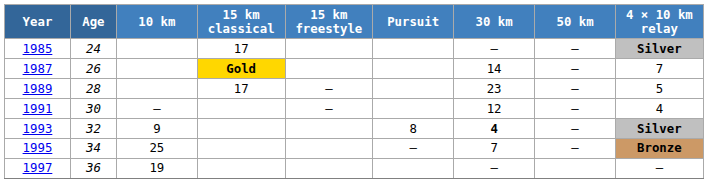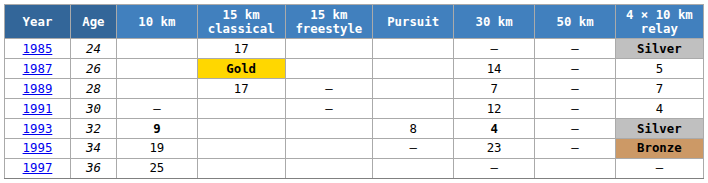(659, 69) 7 -> (659, 69) 5
(494, 89) 23 -> (494, 89) 7
(659, 89) 5 -> (659, 89) 7
(157, 128) normal -> (157, 128) bold
(157, 148) 25 -> (157, 148) 19
(494, 148) 7 -> (494, 148) 23
(157, 168) 19 -> (157, 168) 25
